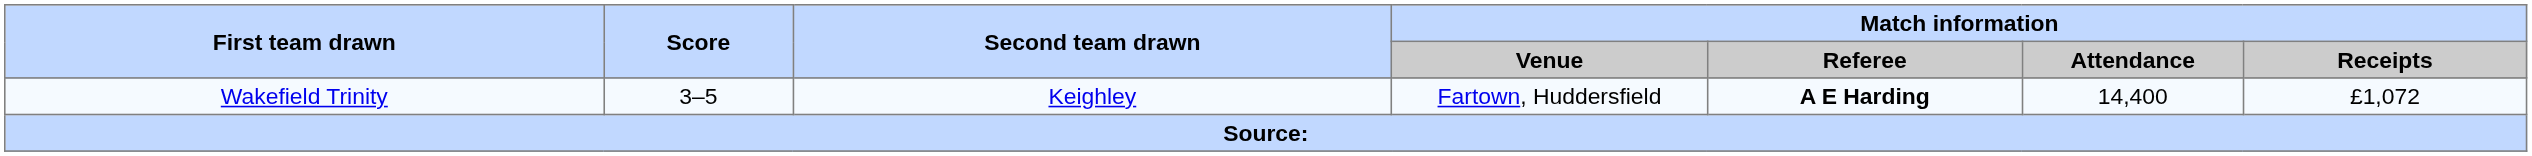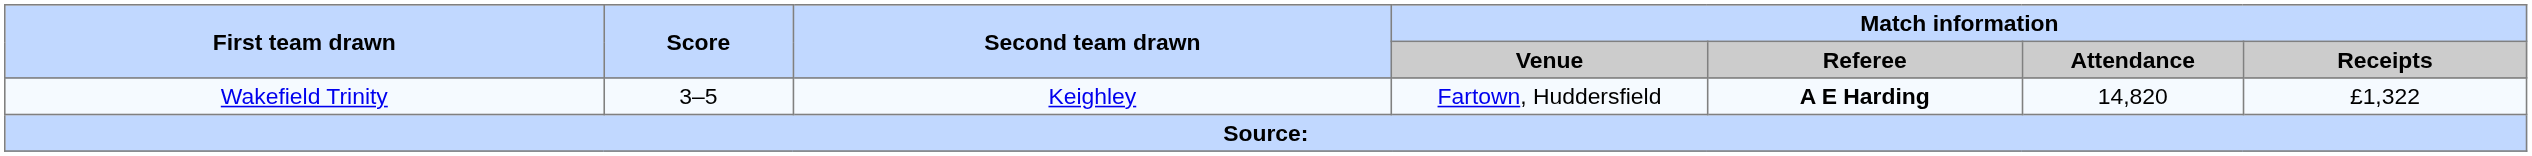(2133, 96) 14,400 -> (2133, 96) 14,820
(2385, 96) £1,072 -> (2385, 96) £1,322
